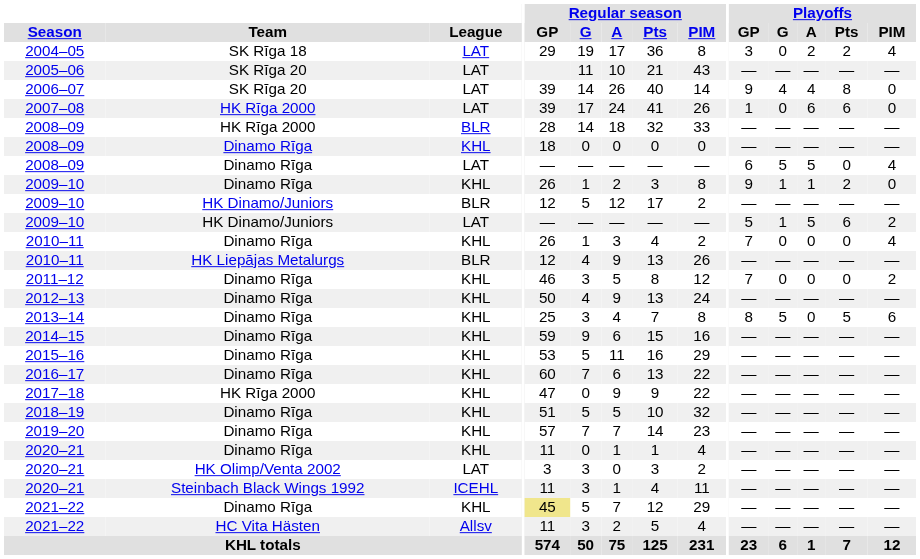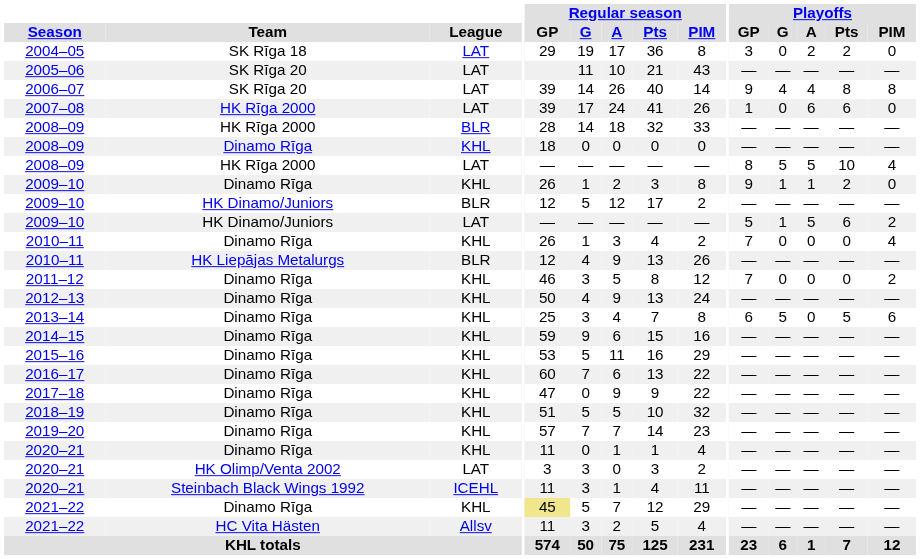(892, 51) 4 -> (892, 51) 0
(892, 89) 0 -> (892, 89) 8
(268, 165) Dinamo Rīga -> (268, 165) HK Rīga 2000
(749, 165) 6 -> (749, 165) 8
(847, 165) 0 -> (847, 165) 10
(749, 317) 8 -> (749, 317) 6
(268, 393) HK Rīga 2000 -> (268, 393) Dinamo Rīga
